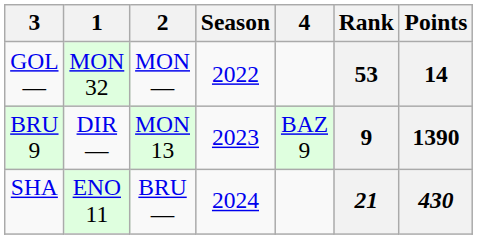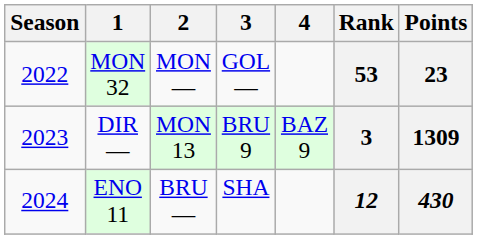columns swapped: (235, 23) <-> (34, 23)
(436, 73) 14 -> (436, 73) 23
(366, 137) 9 -> (366, 137) 3
(436, 137) 1390 -> (436, 137) 1309
(366, 201) 21 -> (366, 201) 12
